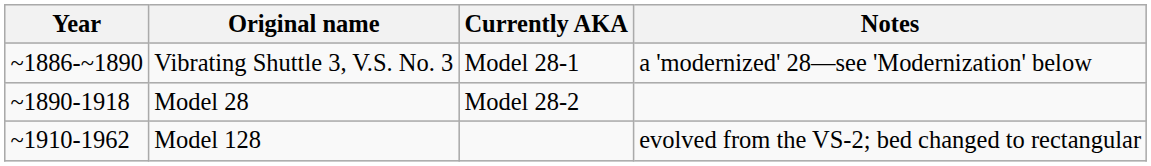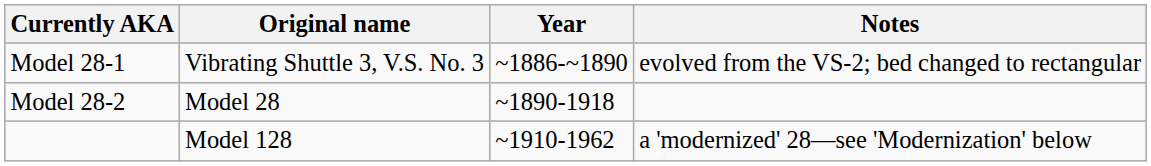columns swapped: (77, 23) <-> (546, 23)
(865, 62) a 'modernized' 28—see 'Modernization' below -> (890, 62) evolved from the VS-2; bed changed to rectangular
(890, 140) evolved from the VS-2; bed changed to rectangular -> (865, 140) a 'modernized' 28—see 'Modernization' below
